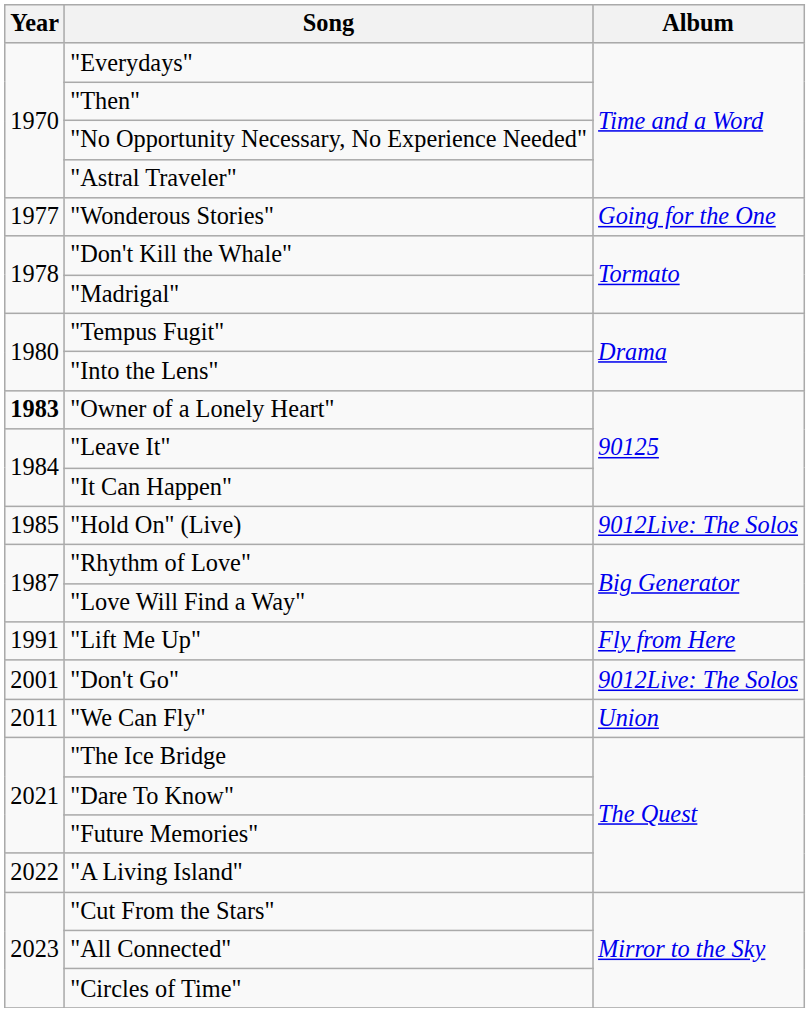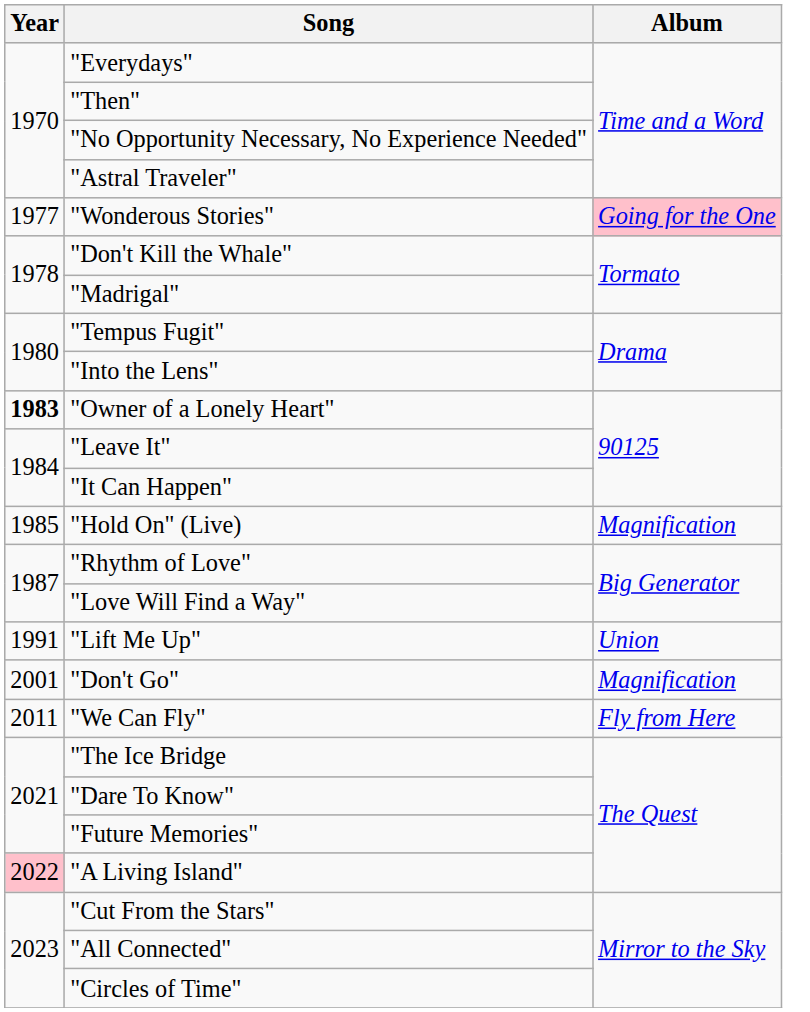(687, 216) no background -> (687, 216) pink background
(698, 525) 9012Live: The Solos -> (667, 525) Magnification
(667, 640) Fly from Here -> (628, 640) Union
(698, 679) 9012Live: The Solos -> (667, 679) Magnification
(628, 718) Union -> (667, 718) Fly from Here
(35, 872) no background -> (35, 872) pink background
